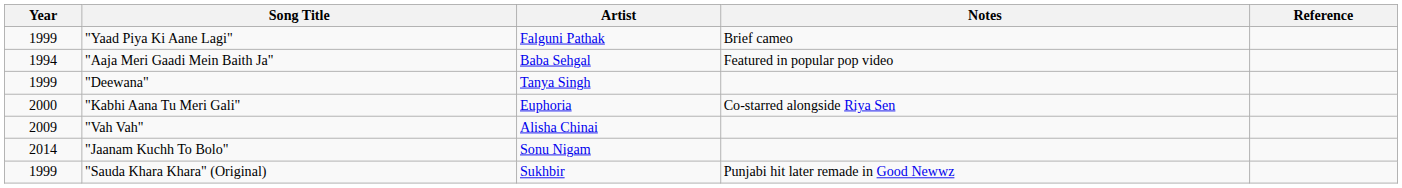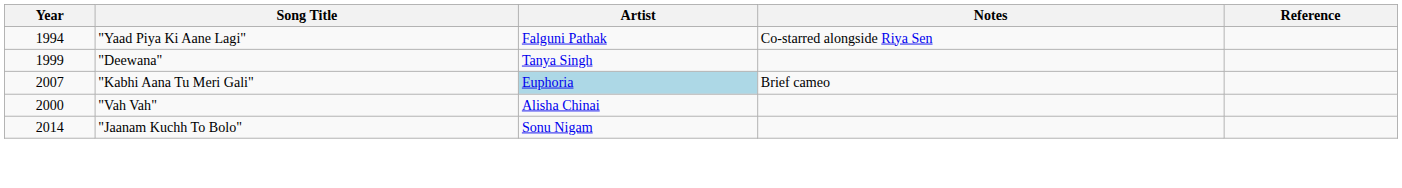(43, 37) 1999 -> (50, 37) 1994
(758, 37) Brief cameo -> (847, 37) Co-starred alongside Riya Sen
- row: (179, 60)
(43, 104) 2000 -> (50, 82) 2007
(546, 104) no background -> (548, 82) lightblue background
(810, 104) Co-starred alongside Riya Sen -> (795, 82) Brief cameo
(43, 127) 2009 -> (50, 104) 2000
- row: (176, 171)
